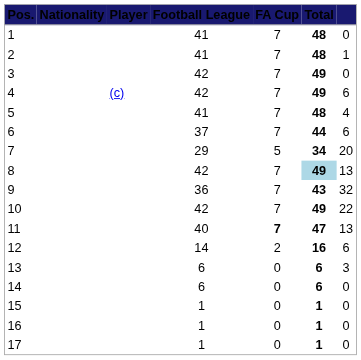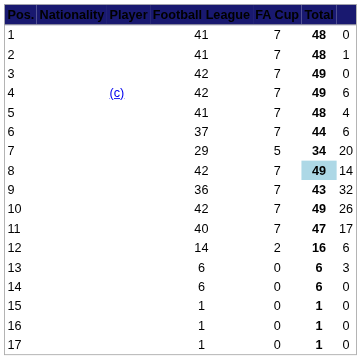(346, 170) 13 -> (346, 170) 14
(346, 209) 22 -> (346, 209) 26
(277, 228) bold -> (277, 228) normal
(346, 228) 13 -> (346, 228) 17
